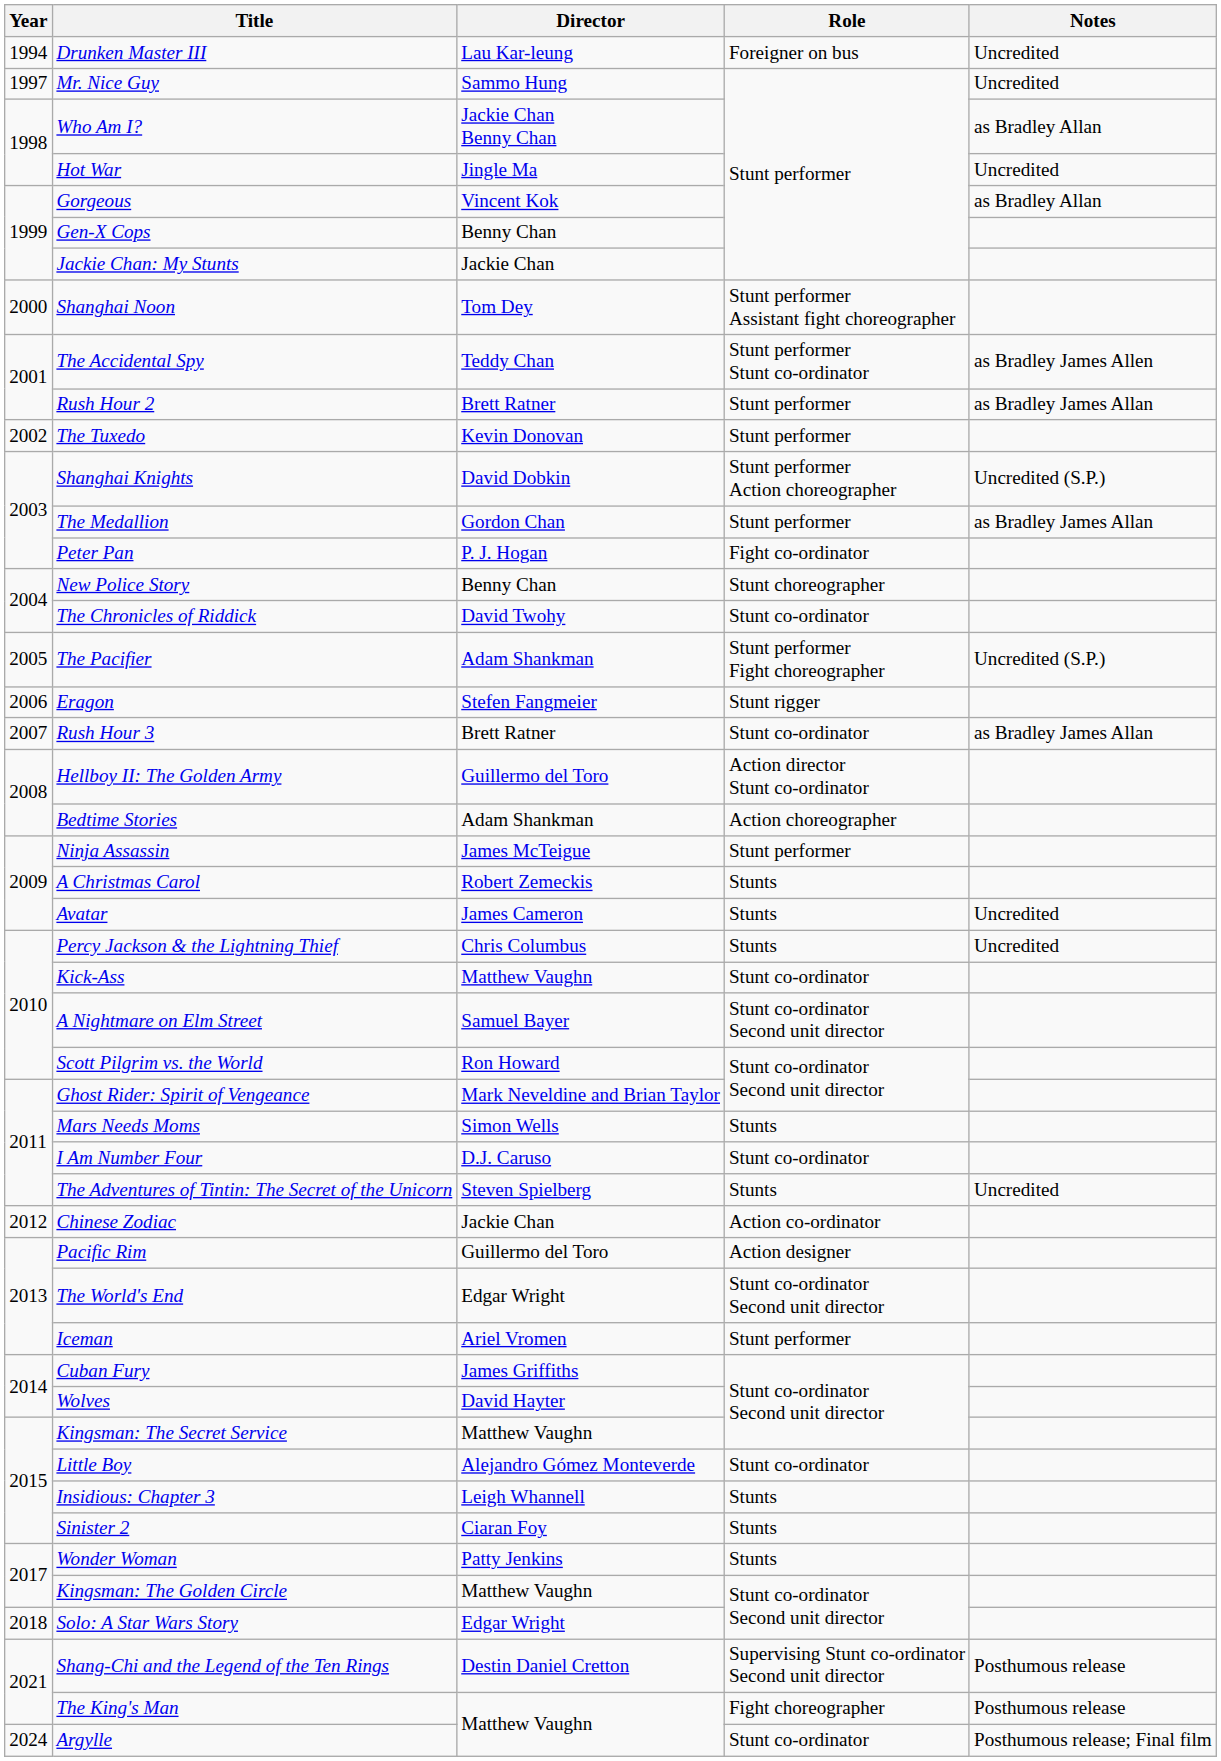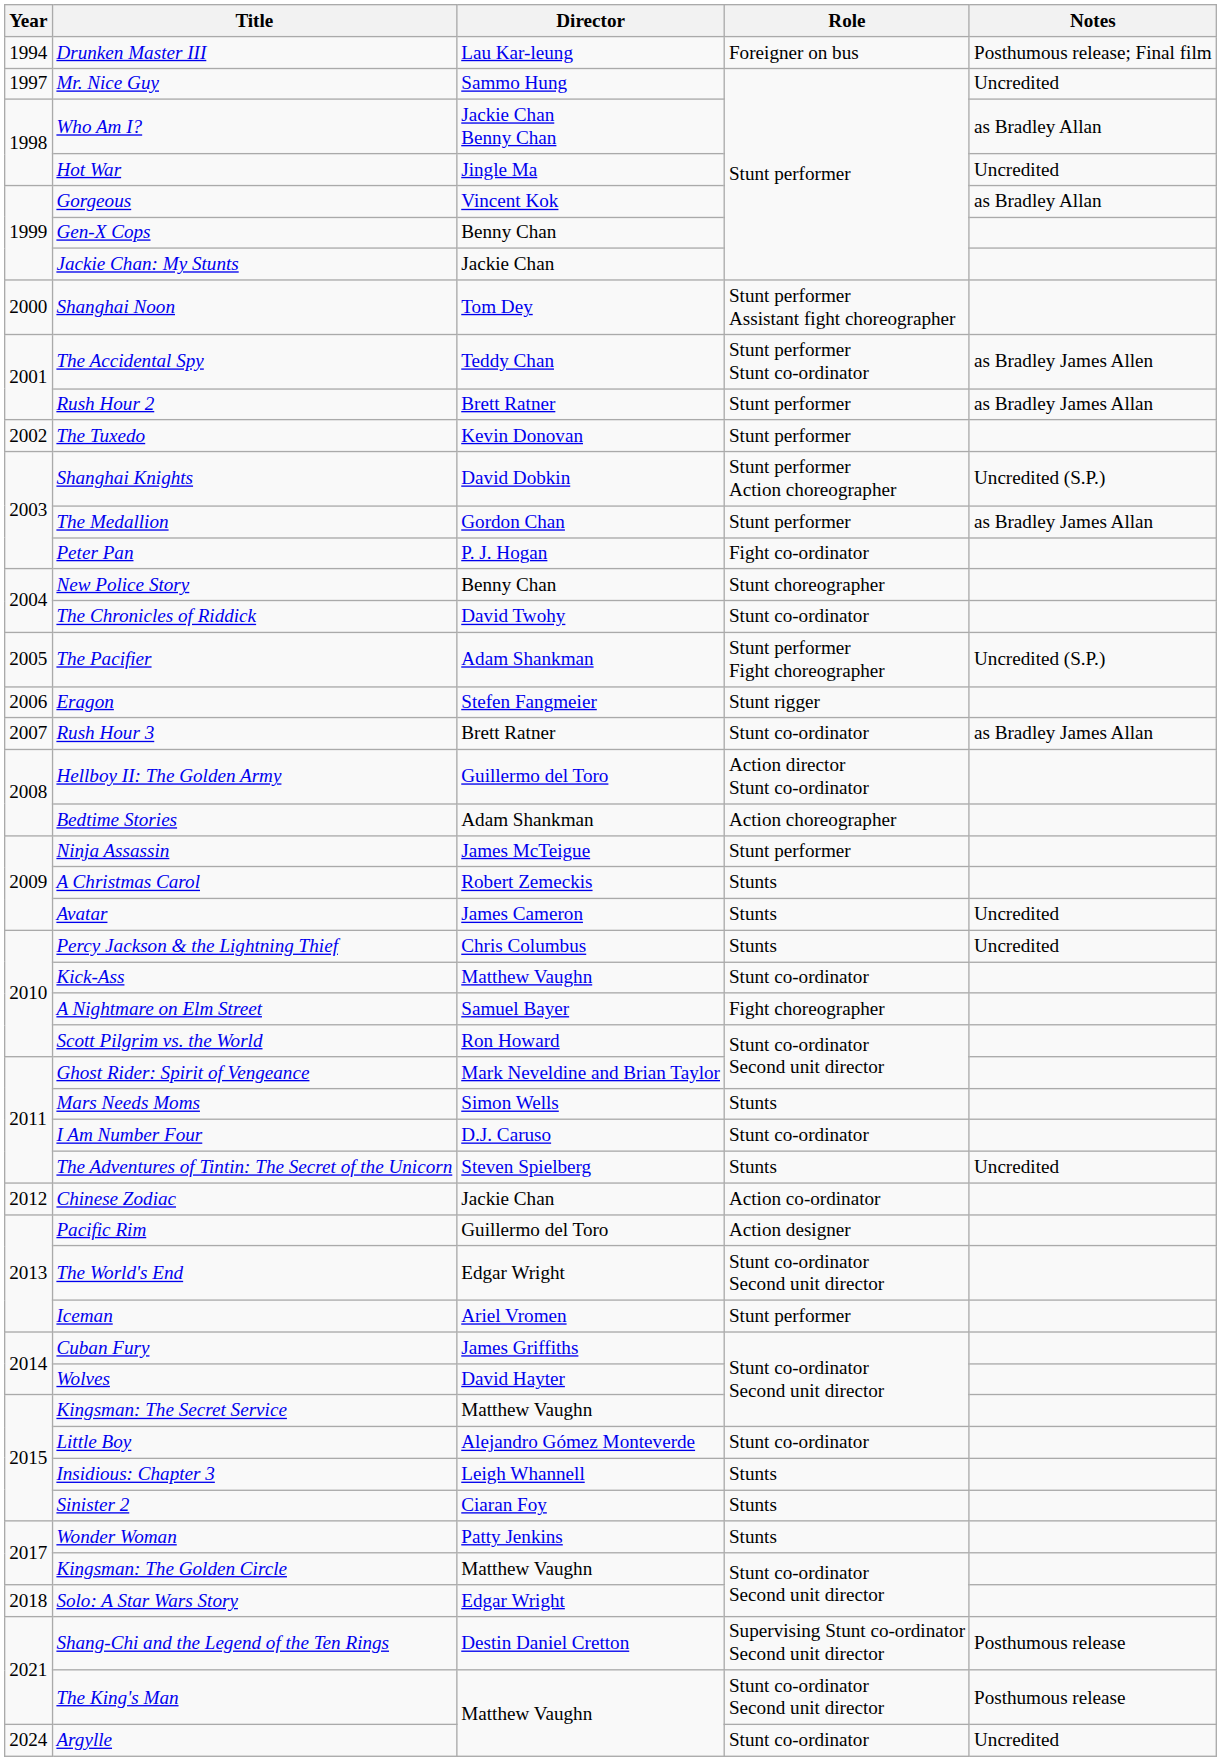(1017, 52) Uncredited -> (1093, 52) Posthumous release; Final film
(807, 1020) Stunt co-ordinator Second unit director -> (807, 1009) Fight choreographer
(807, 1708) Fight choreographer -> (807, 1697) Stunt co-ordinator Second unit director
(1093, 1740) Posthumous release; Final film -> (1017, 1740) Uncredited
